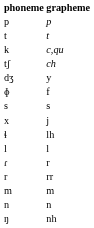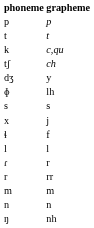(48, 92) f -> (50, 92) lh
(50, 134) lh -> (48, 134) f
